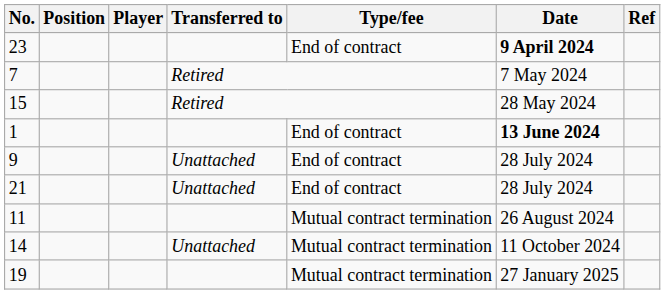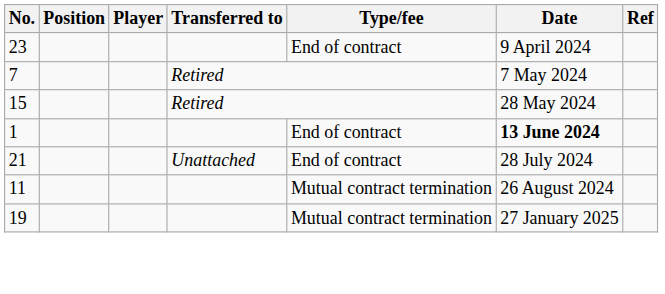(547, 47) bold -> (546, 47) normal
- row: (13, 160)
- row: (18, 246)
